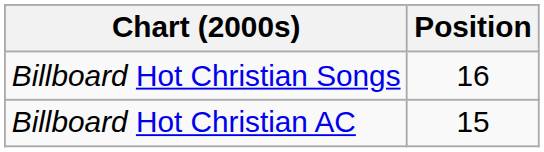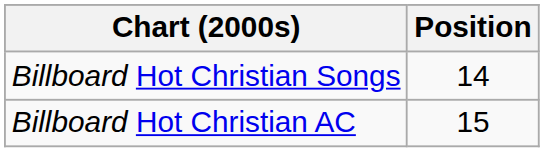(473, 75) 16 -> (473, 75) 14
